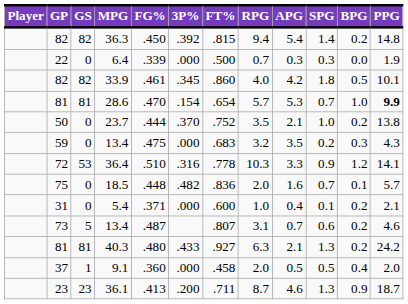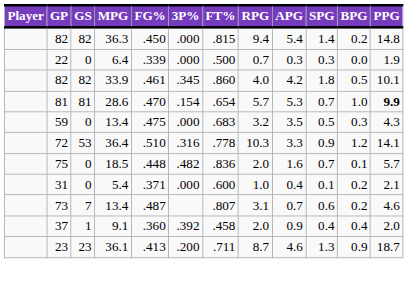(188, 38) .392 -> (188, 38) .000
- row: (62, 122)
(326, 143) 0.2 -> (326, 122) 0.5
(88, 226) 5 -> (88, 205) 7
- row: (62, 247)
(188, 267) .000 -> (188, 226) .392
(295, 267) 0.5 -> (295, 226) 0.9
(326, 267) 0.5 -> (326, 226) 0.4
